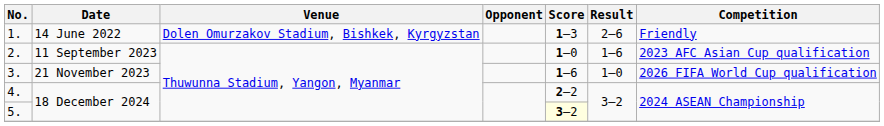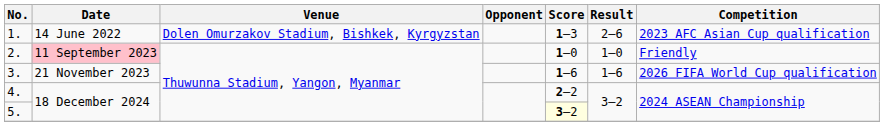(668, 34) Friendly -> (754, 34) 2023 AFC Asian Cup qualification
(96, 53) no background -> (96, 53) pink background
(612, 53) 1–6 -> (612, 53) 1–0
(754, 53) 2023 AFC Asian Cup qualification -> (668, 53) Friendly
(612, 73) 1–0 -> (612, 73) 1–6
